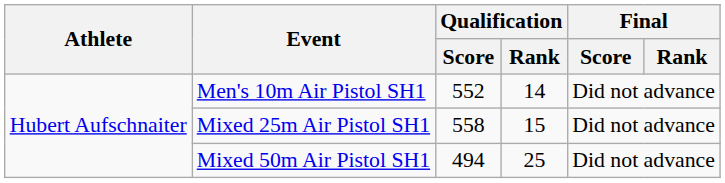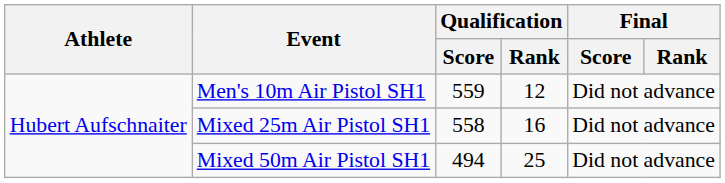(468, 90) 552 -> (468, 90) 559
(534, 90) 14 -> (534, 90) 12
(534, 125) 15 -> (534, 125) 16
